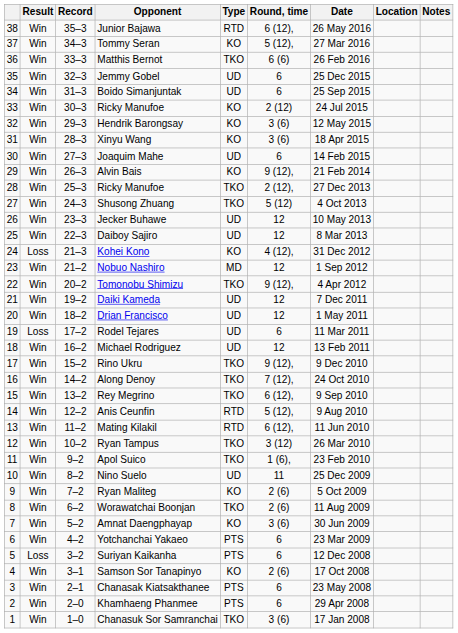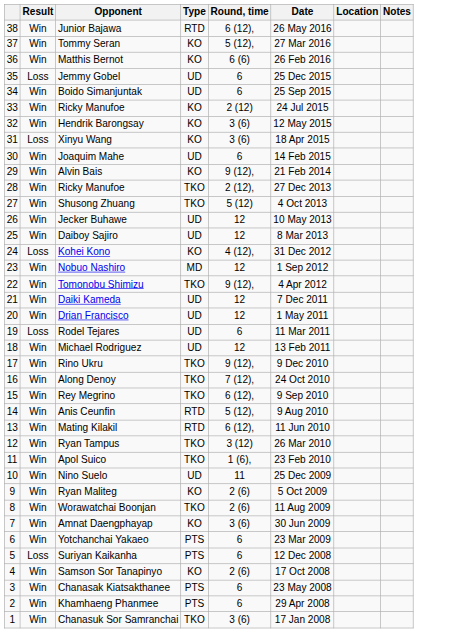- column: (75, 12)
(234, 60) TKO -> (194, 60) KO
(38, 76) Win -> (38, 76) Loss
(38, 140) Win -> (38, 140) Loss
